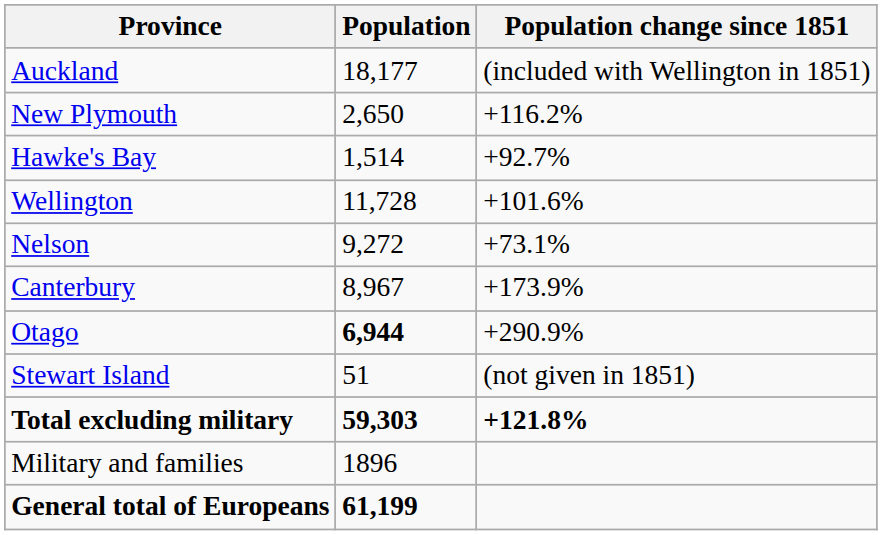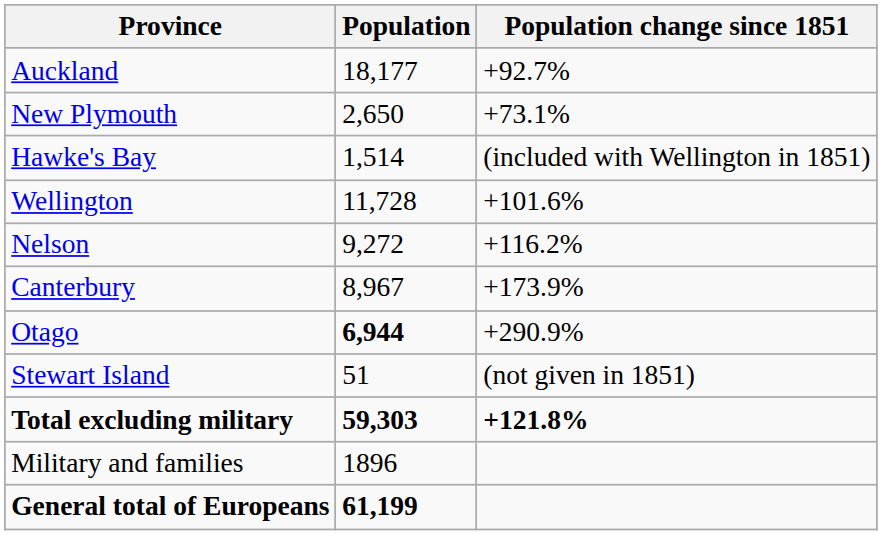(677, 69) (included with Wellington in 1851) -> (527, 69) +92.7%
(533, 113) +116.2% -> (527, 113) +73.1%
(527, 157) +92.7% -> (677, 157) (included with Wellington in 1851)
(527, 244) +73.1% -> (533, 244) +116.2%
